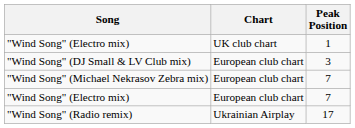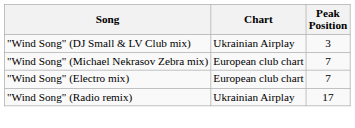- row: (68, 43)
(258, 61) European club chart -> (254, 43) Ukrainian Airplay
